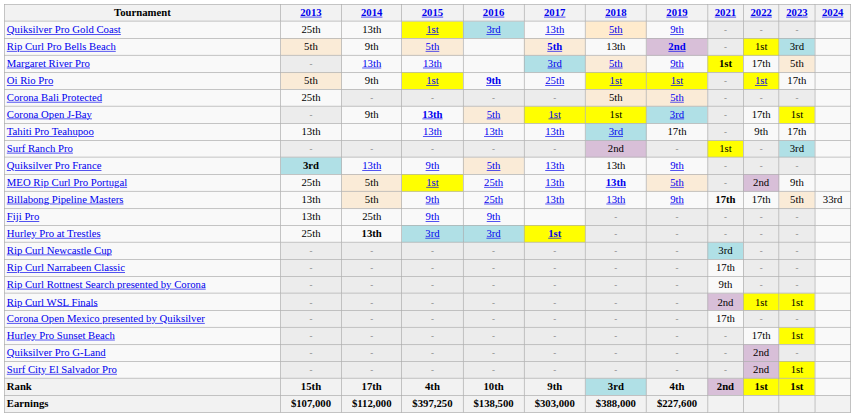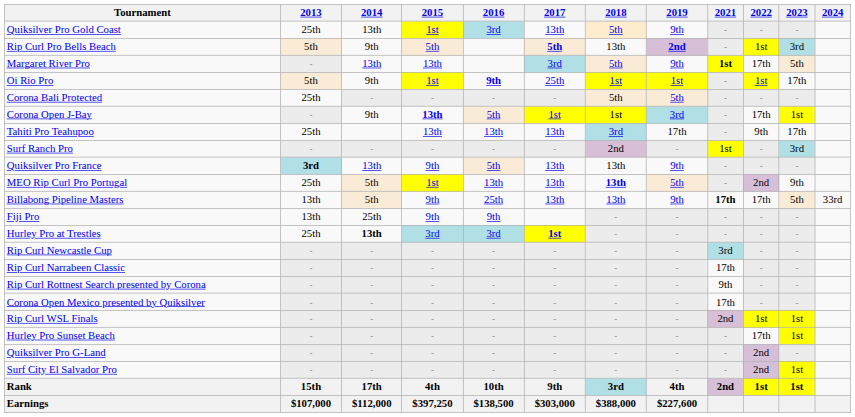(311, 132) 13th -> (311, 132) 25th
(494, 183) 25th -> (494, 183) 13th
rows swapped: (106, 319) <-> (52, 302)
